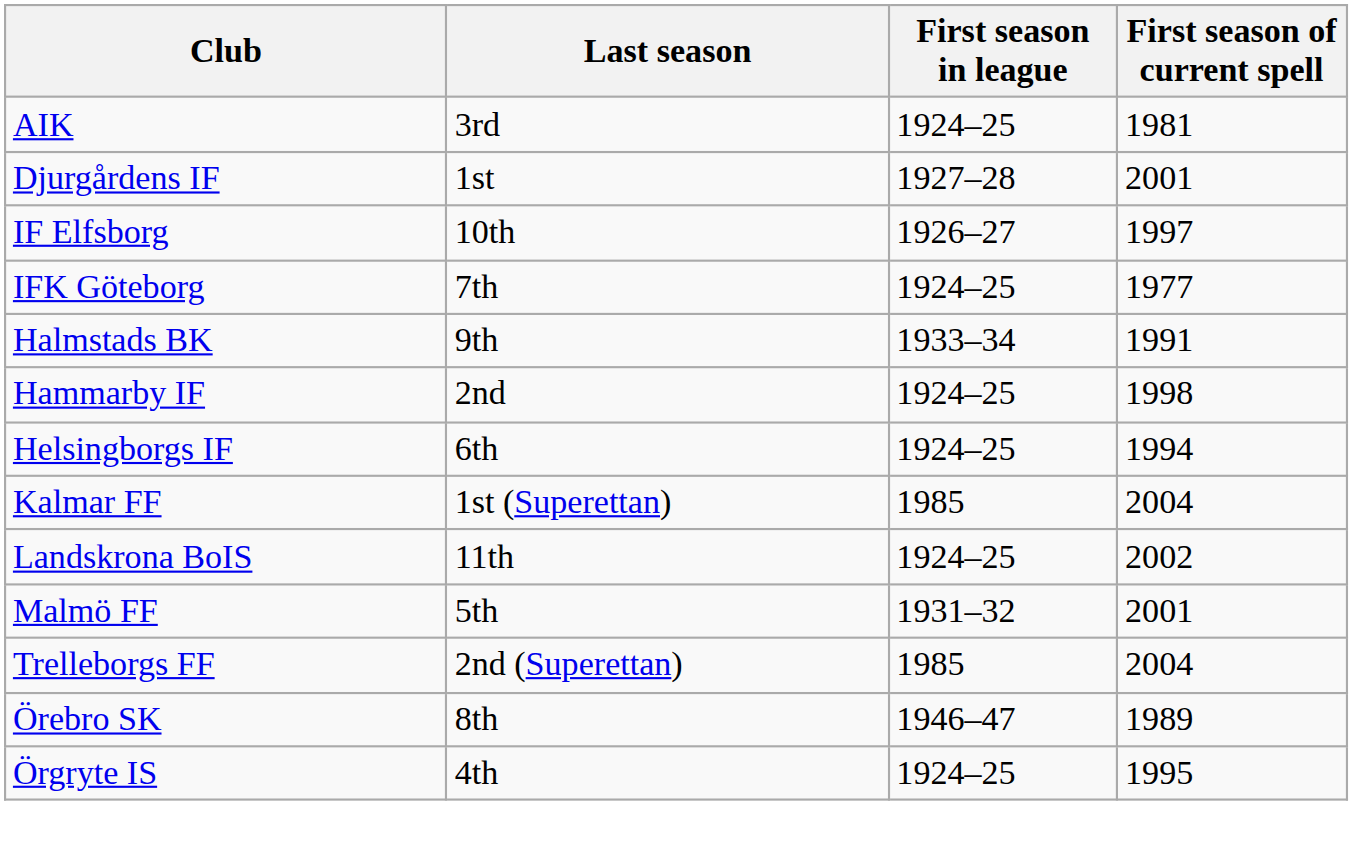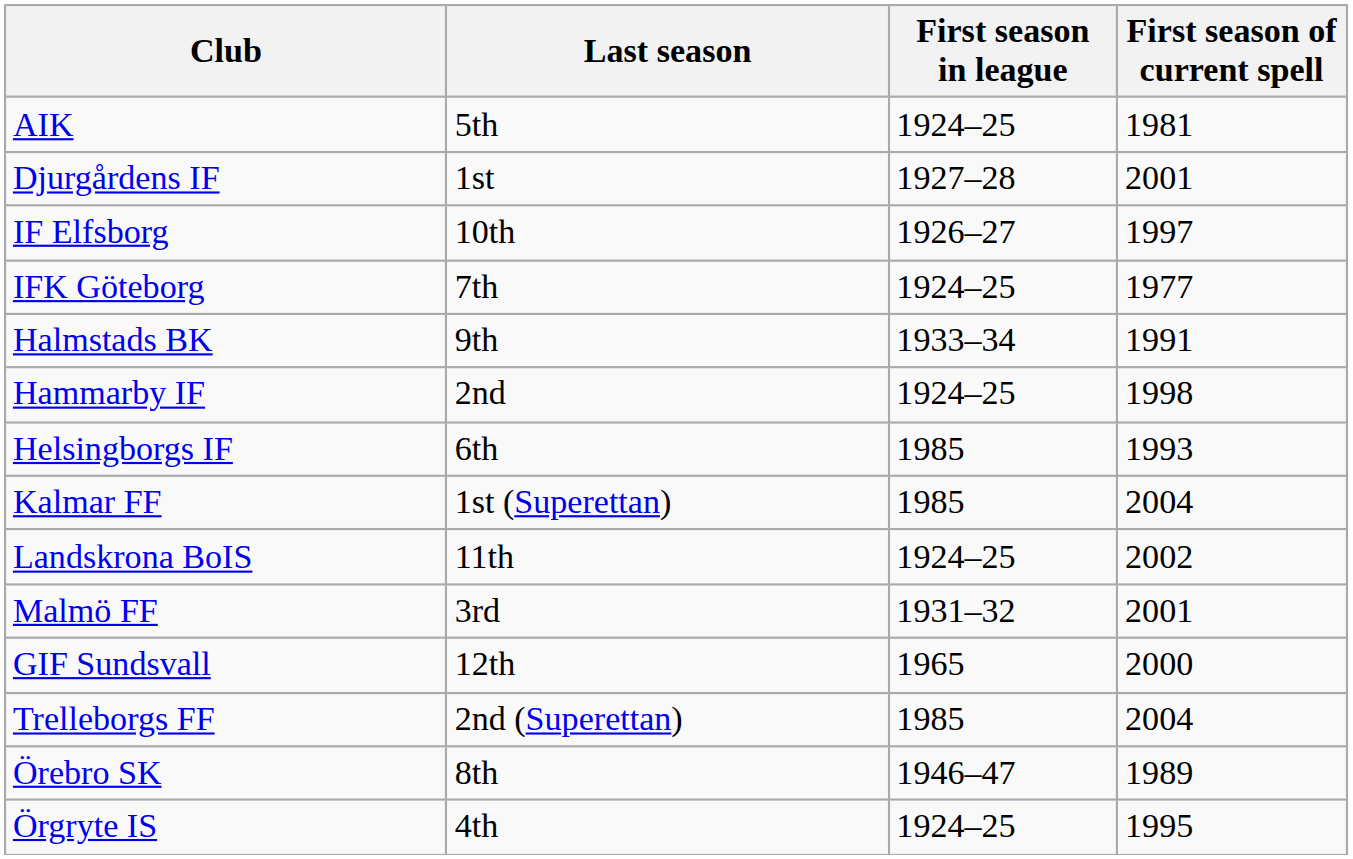(477, 123) 3rd -> (476, 123) 5th
(956, 448) 1924–25 -> (930, 448) 1985
(1159, 448) 1994 -> (1159, 448) 1993
(476, 610) 5th -> (477, 610) 3rd
+ row: (112, 664)
